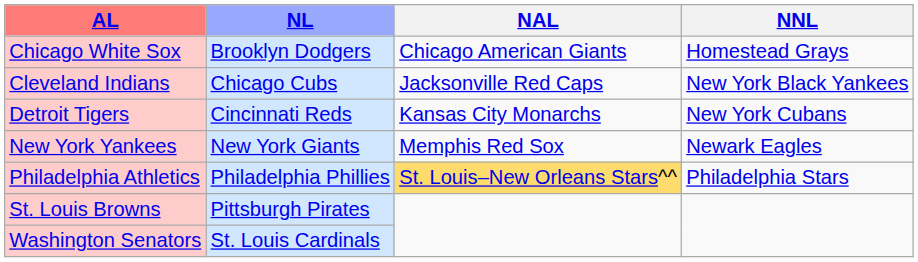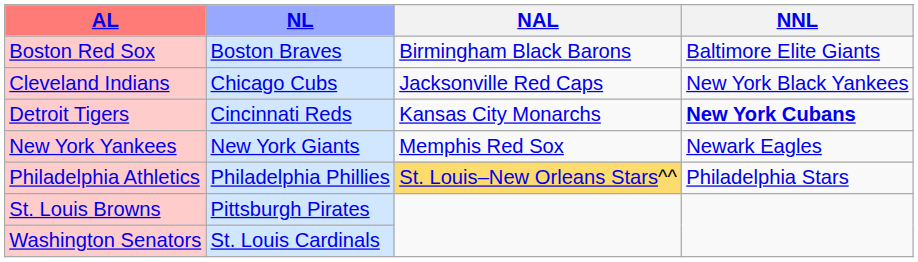+ row: (82, 51)
- row: (95, 51)
(766, 114) normal -> (771, 114) bold
